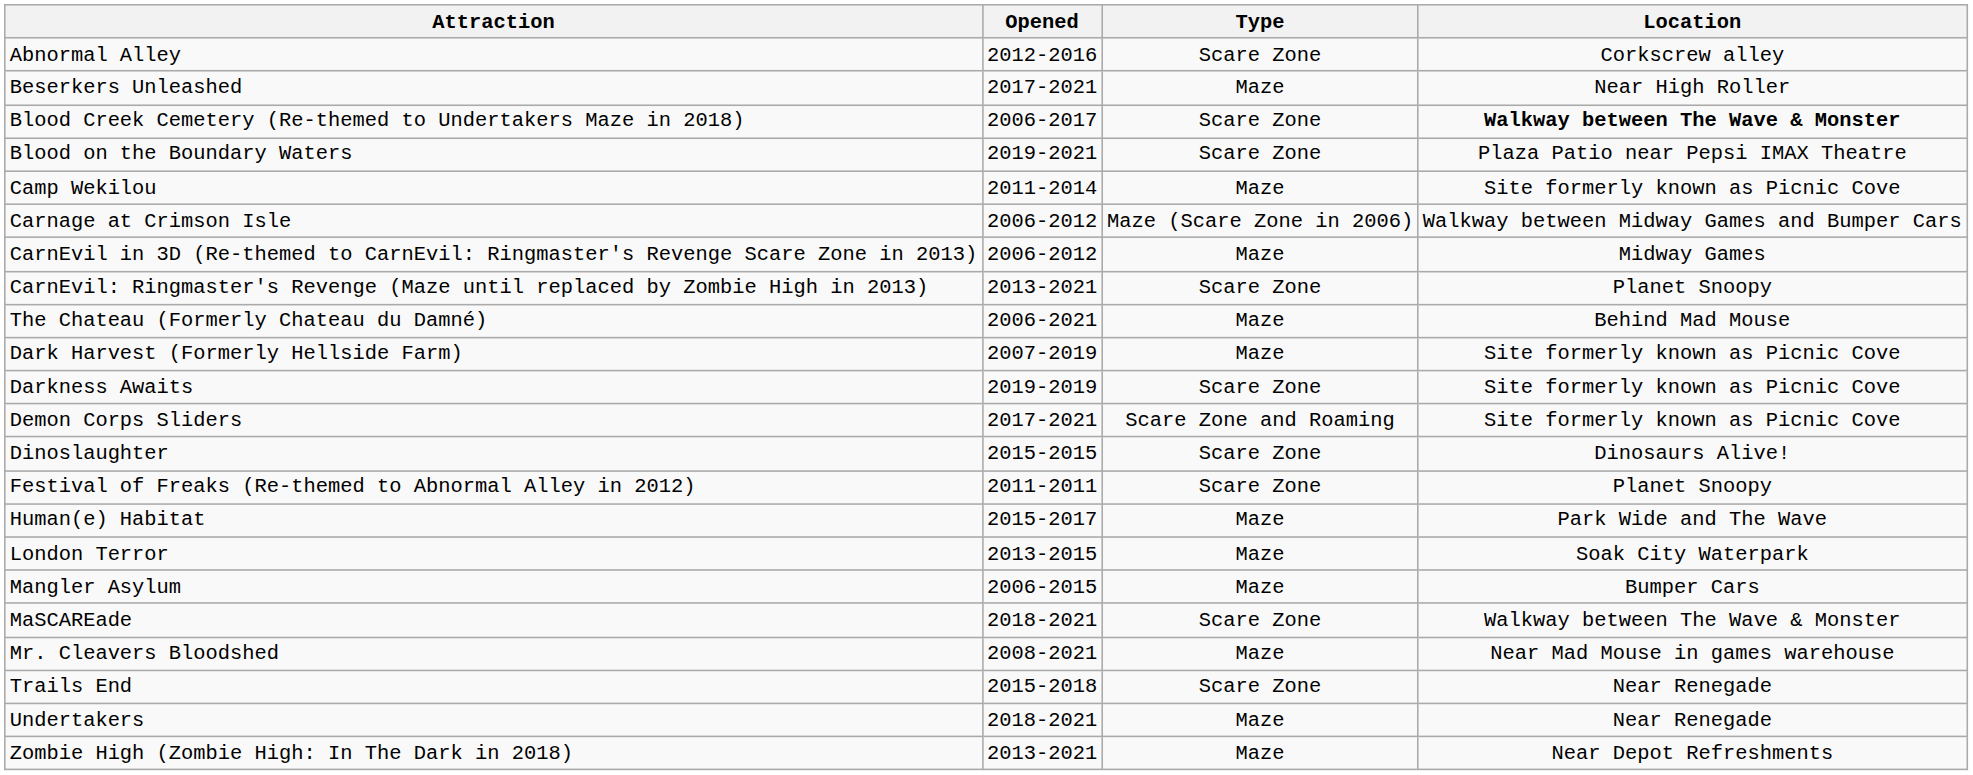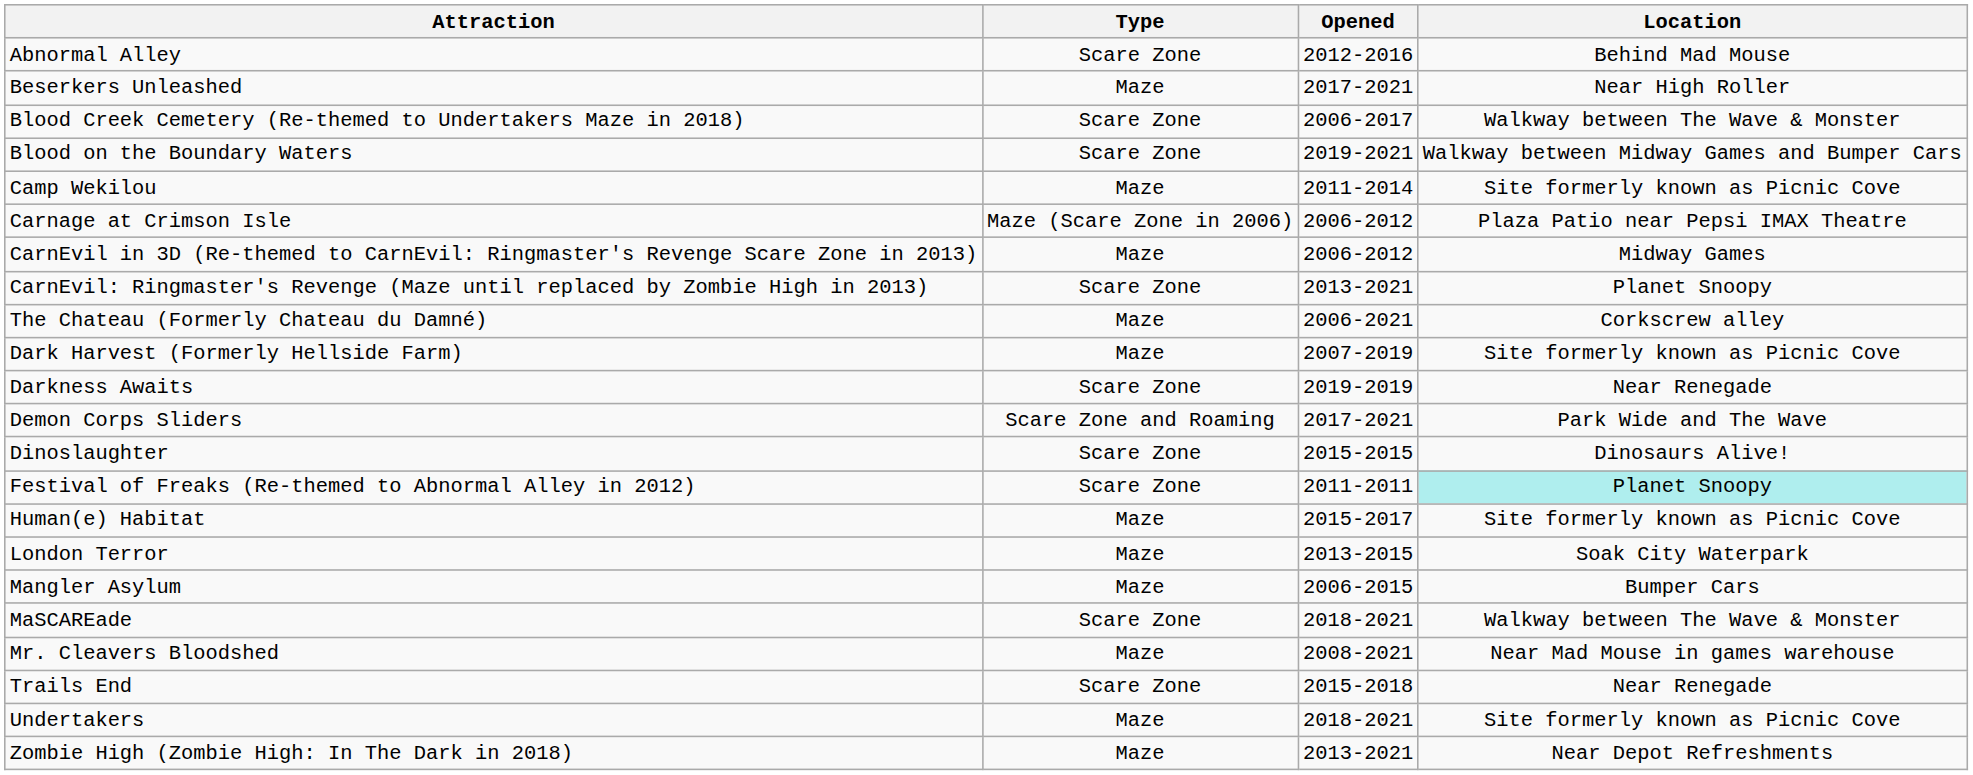columns swapped: (1260, 21) <-> (1042, 21)
(1692, 55) Corkscrew alley -> (1692, 55) Behind Mad Mouse
(1692, 121) bold -> (1692, 121) normal
(1692, 154) Plaza Patio near Pepsi IMAX Theatre -> (1692, 154) Walkway between Midway Games and Bumper Cars
(1692, 221) Walkway between Midway Games and Bumper Cars -> (1692, 221) Plaza Patio near Pepsi IMAX Theatre
(1692, 321) Behind Mad Mouse -> (1692, 321) Corkscrew alley
(1692, 387) Site formerly known as Picnic Cove -> (1692, 387) Near Renegade
(1692, 421) Site formerly known as Picnic Cove -> (1692, 421) Park Wide and The Wave
(1692, 487) no background -> (1692, 487) paleturquoise background
(1692, 520) Park Wide and The Wave -> (1692, 520) Site formerly known as Picnic Cove
(1692, 720) Near Renegade -> (1692, 720) Site formerly known as Picnic Cove
